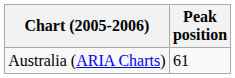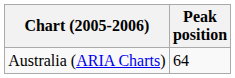(181, 60) 61 -> (181, 60) 64
